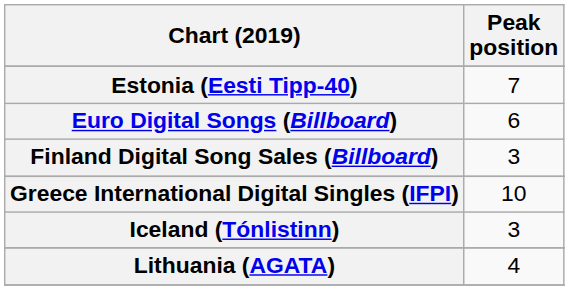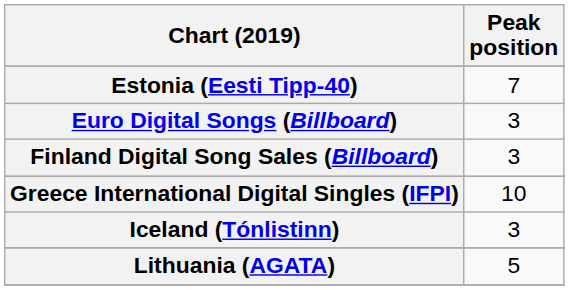(514, 120) 6 -> (514, 120) 3
(514, 266) 4 -> (514, 266) 5
